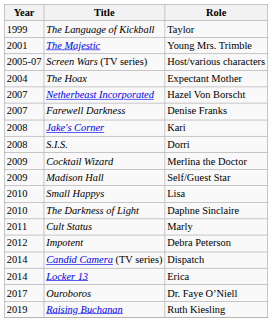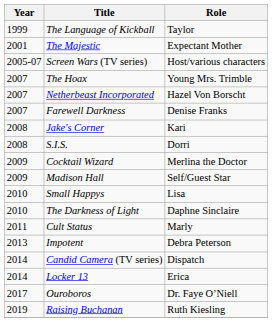(210, 45) Young Mrs. Trimble -> (205, 45) Expectant Mother
(17, 78) 2004 -> (17, 78) 2007
(205, 78) Expectant Mother -> (210, 78) Young Mrs. Trimble
(17, 243) 2012 -> (17, 243) 2013
